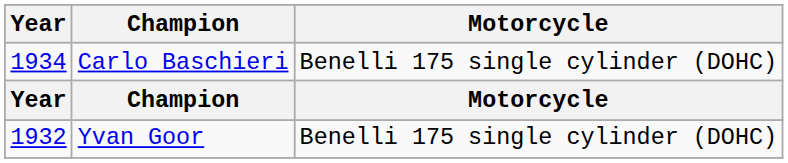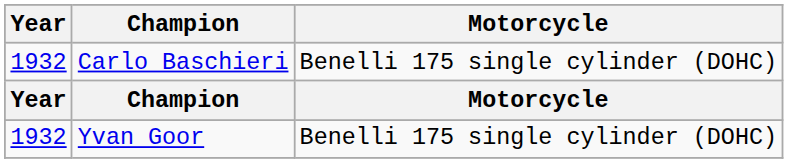(39, 62) 1934 -> (39, 62) 1932
